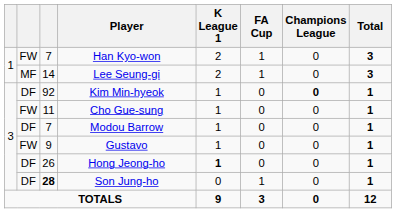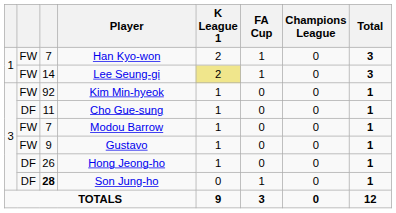(28, 74) MF -> (28, 74) FW
(218, 74) no background -> (218, 74) khaki background
(28, 92) DF -> (28, 92) FW
(316, 92) bold -> (316, 92) normal
(28, 110) FW -> (28, 110) DF
(28, 128) DF -> (28, 128) FW
(218, 163) bold -> (218, 163) normal
